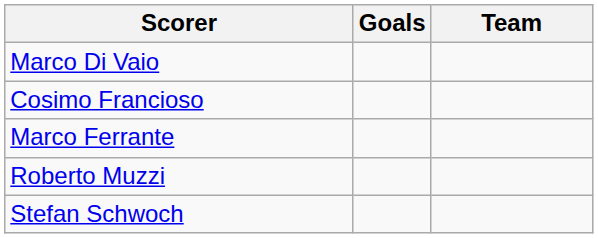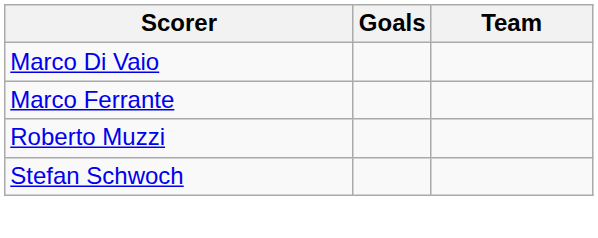- row: (107, 99)
